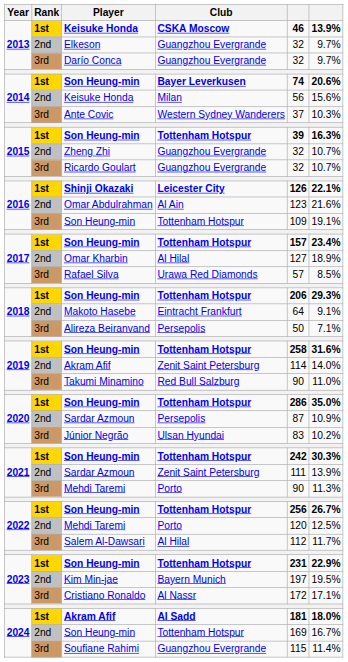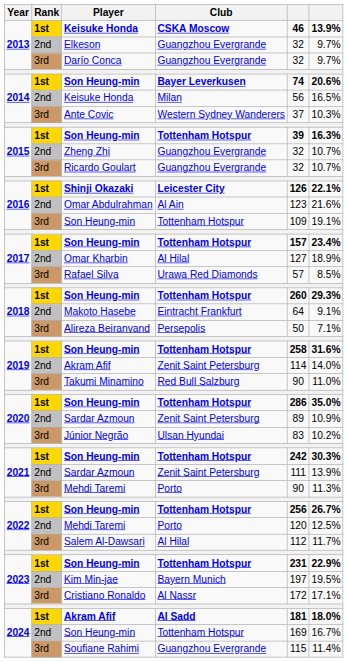(326, 98) 15.6% -> (326, 98) 16.5%
(298, 296) 206 -> (298, 296) 260
(181, 419) Persepolis -> (208, 419) Zenit Saint Petersburg
(298, 419) 87 -> (298, 419) 89
